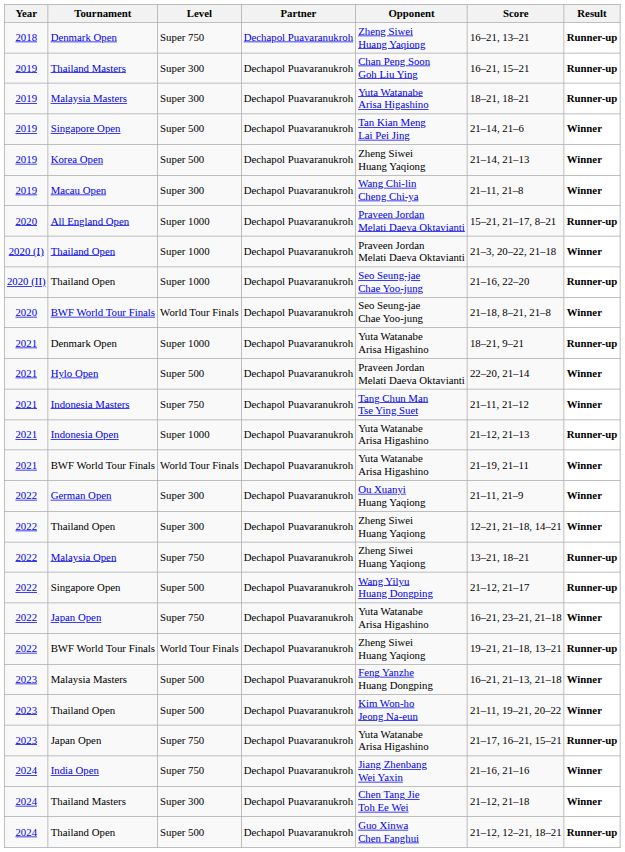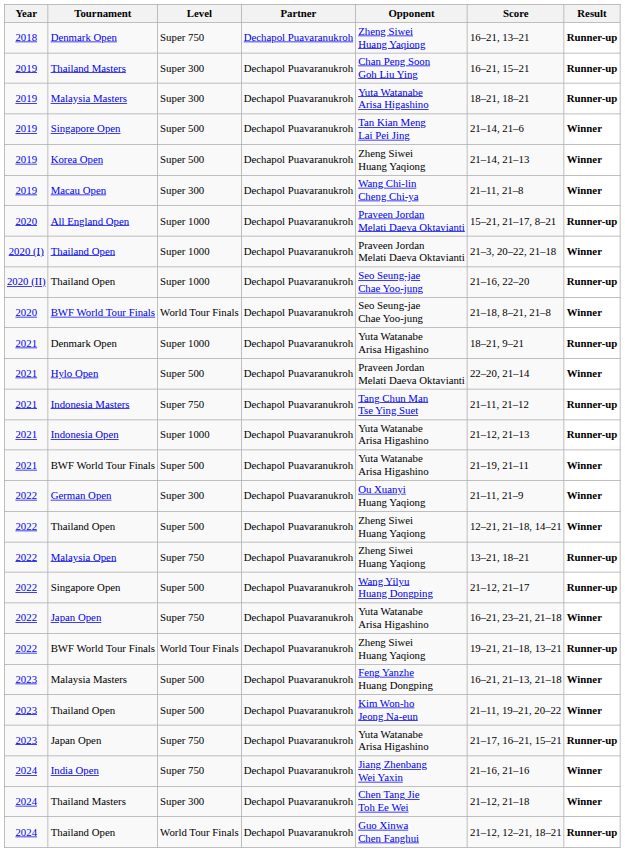(584, 404) Winner -> (592, 404) Runner-up
(199, 465) World Tour Finals -> (182, 465) Super 500
(182, 526) Super 300 -> (182, 526) Super 500
(182, 832) Super 500 -> (199, 832) World Tour Finals
